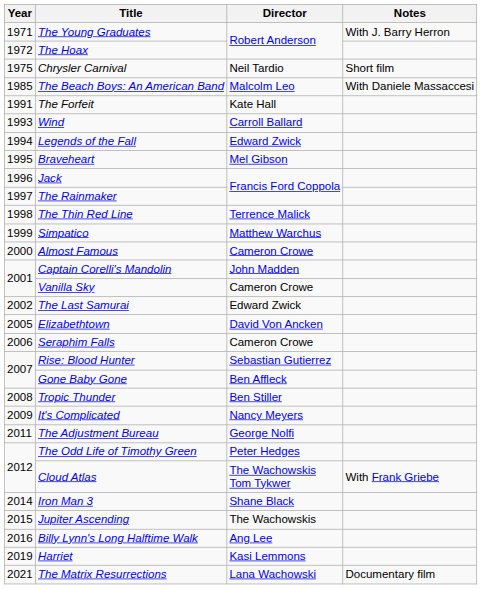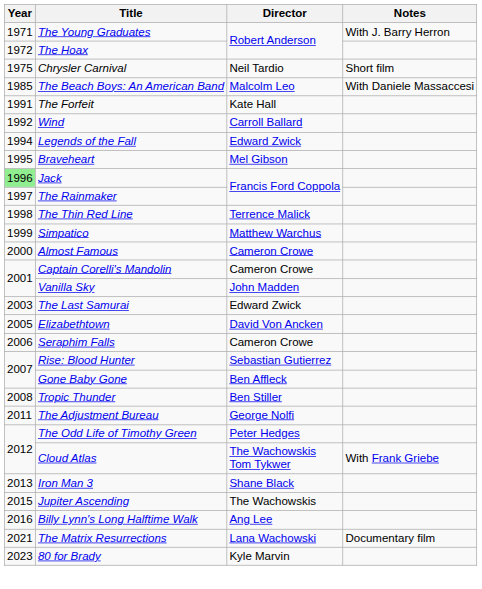(20, 123) 1993 -> (20, 123) 1992
(20, 178) no background -> (20, 178) lightgreen background
(264, 269) John Madden -> (271, 269) Cameron Crowe
(271, 287) Cameron Crowe -> (264, 287) John Madden
(20, 305) 2002 -> (20, 305) 2003
- row: (79, 415)
(20, 501) 2014 -> (20, 483) 2013
- row: (55, 556)
+ row: (69, 556)
